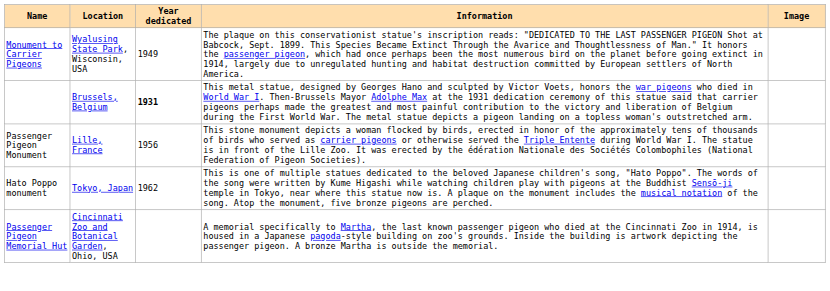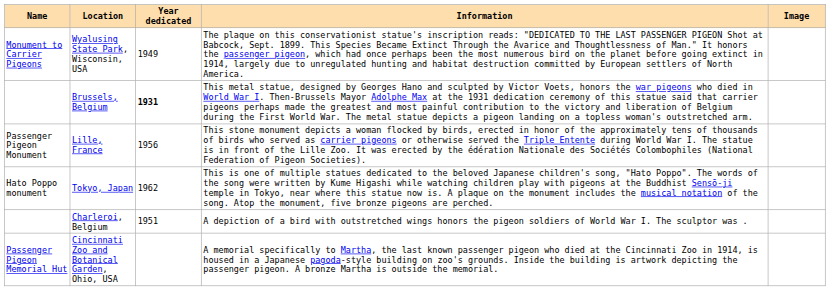+ row: (97, 221)
